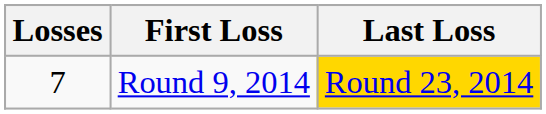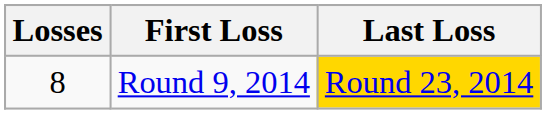(58, 81) 7 -> (58, 81) 8
